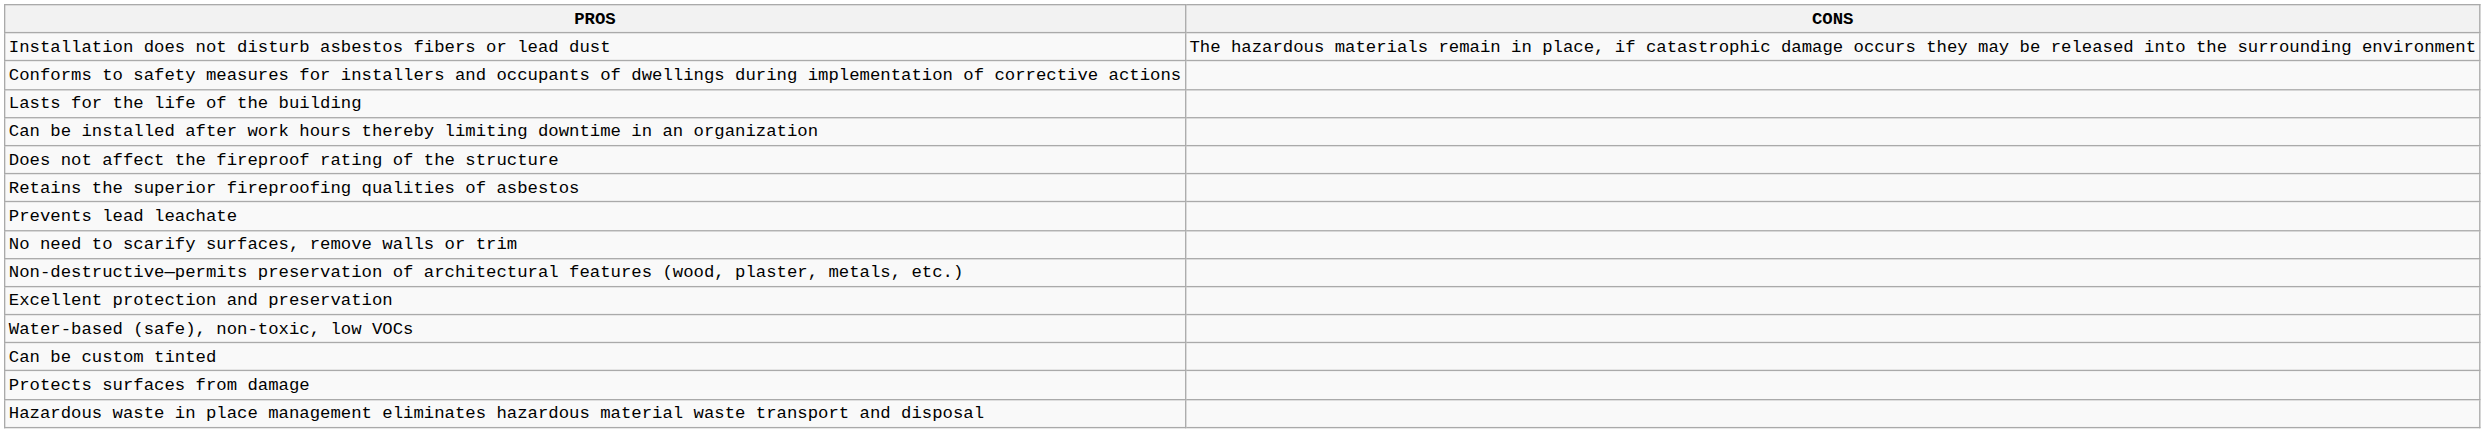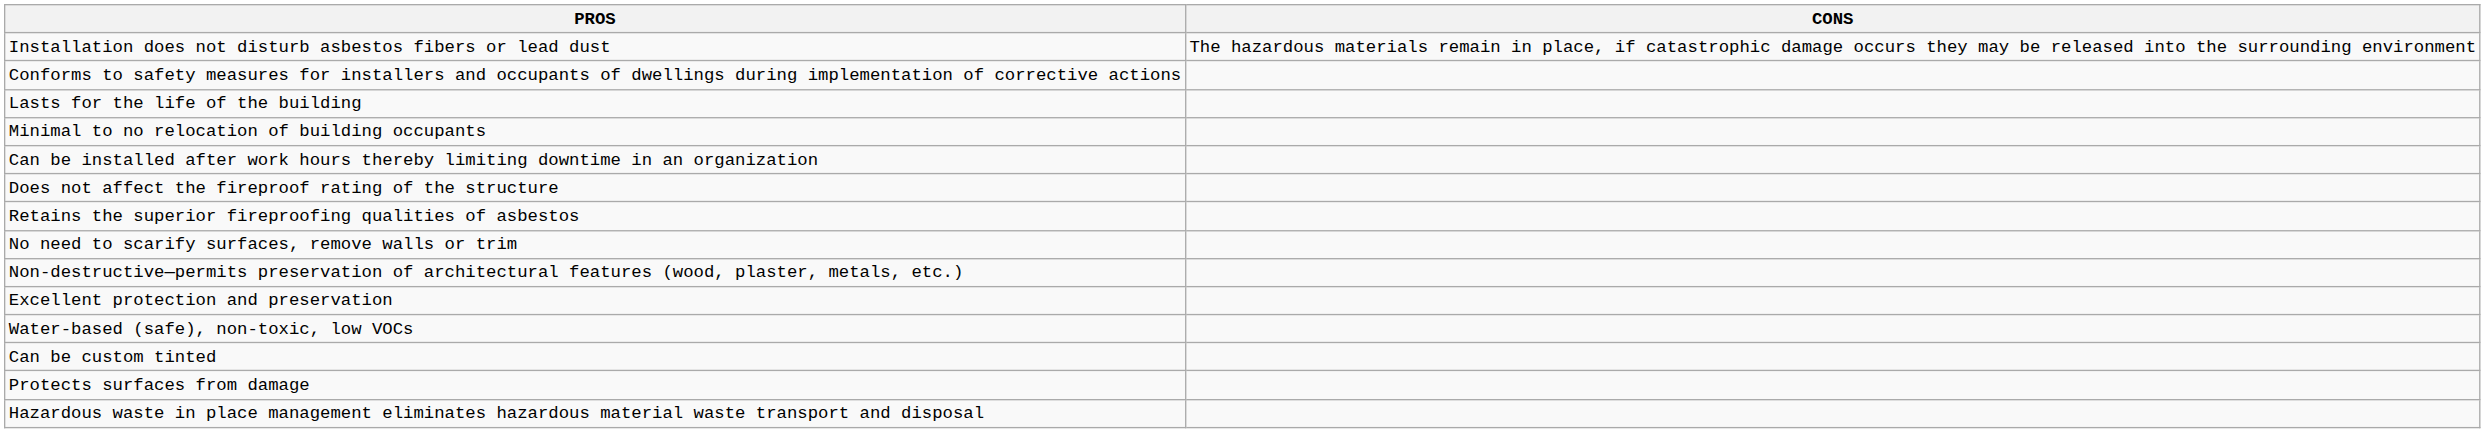+ row: (247, 131)
- row: (123, 216)
